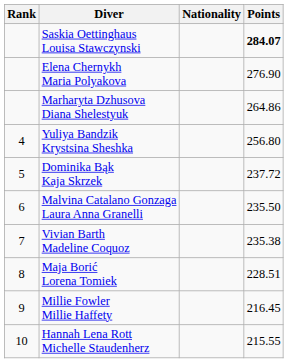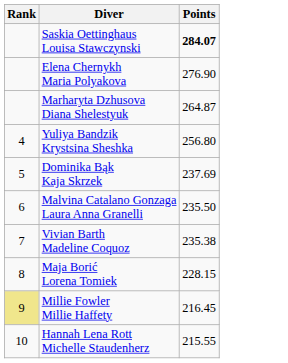- column: (212, 14)
(264, 107) 264.86 -> (199, 107) 264.87
(264, 174) 237.72 -> (199, 174) 237.69
(264, 274) 228.51 -> (199, 274) 228.15
(22, 307) no background -> (22, 307) khaki background
